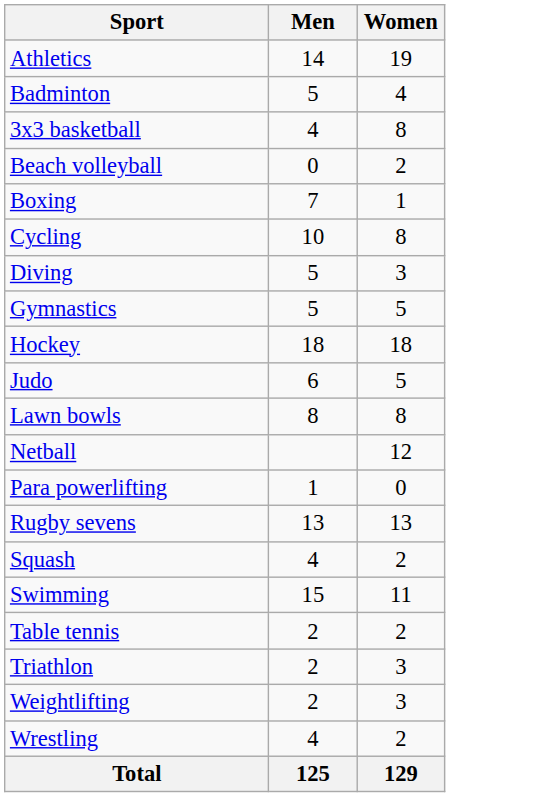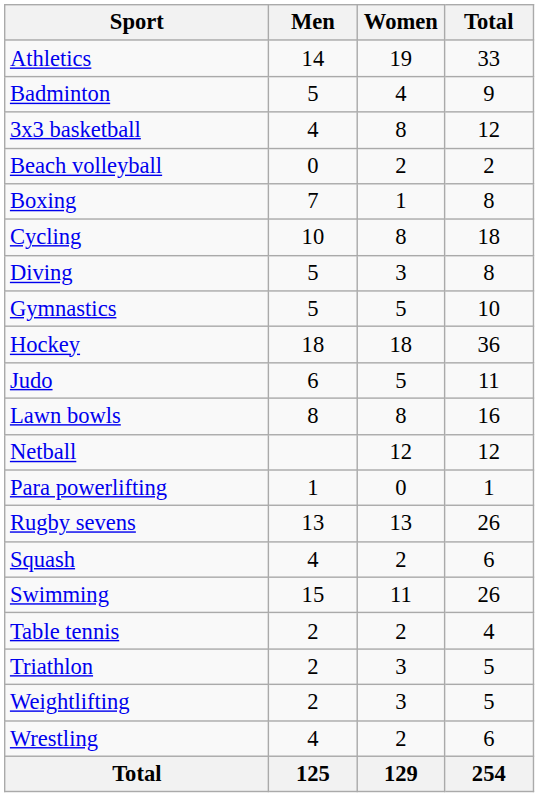+ column: (489, 22)
